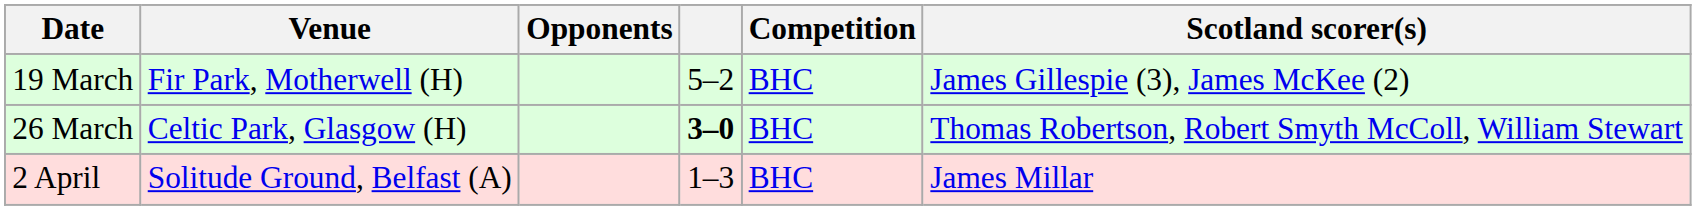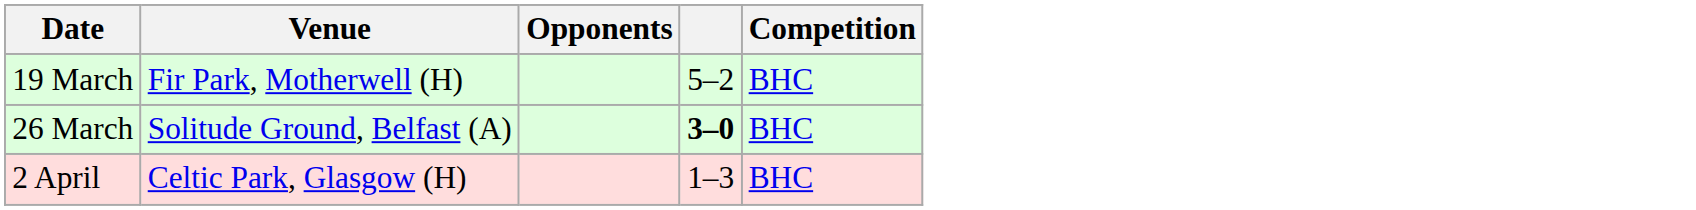- column: (1307, 29)
(307, 128) Celtic Park, Glasgow (H) -> (330, 128) Solitude Ground, Belfast (A)
(330, 178) Solitude Ground, Belfast (A) -> (307, 178) Celtic Park, Glasgow (H)
